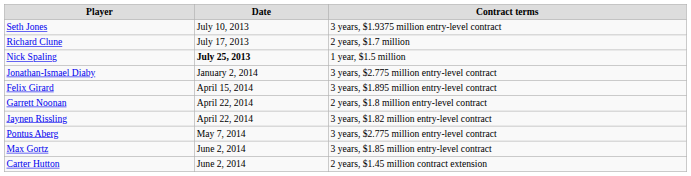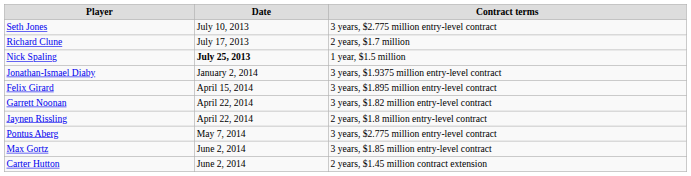(416, 27) 3 years, $1.9375 million entry-level contract -> (414, 27) 3 years, $2.775 million entry-level contract
(414, 73) 3 years, $2.775 million entry-level contract -> (416, 73) 3 years, $1.9375 million entry-level contract
(409, 103) 2 years, $1.8 million entry-level contract -> (411, 103) 3 years, $1.82 million entry-level contract
(411, 118) 3 years, $1.82 million entry-level contract -> (409, 118) 2 years, $1.8 million entry-level contract
